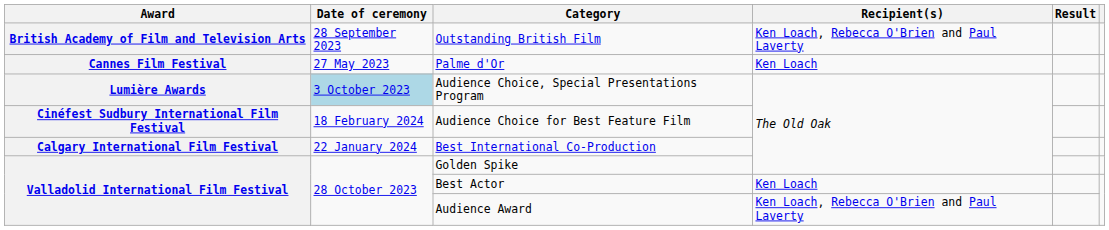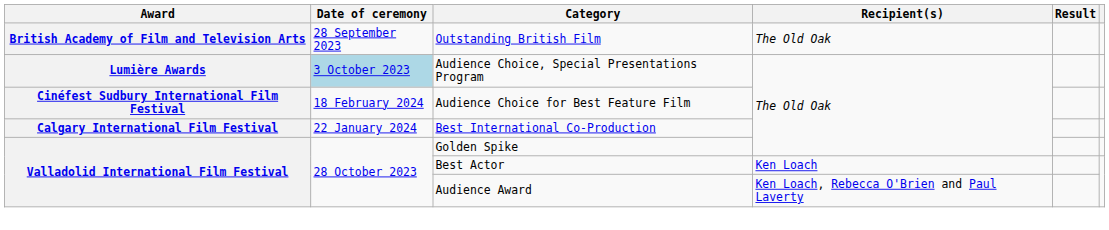(876, 39) Ken Loach, Rebecca O'Brien and Paul Laverty -> (793, 39) The Old Oak
- row: (470, 64)
